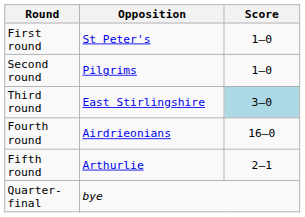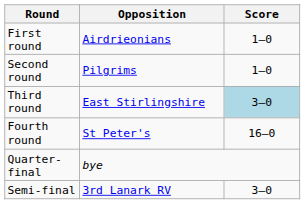(116, 39) St Peter's -> (127, 39) Airdrieonians
(127, 133) Airdrieonians -> (116, 133) St Peter's
- row: (24, 165)
+ row: (41, 190)
